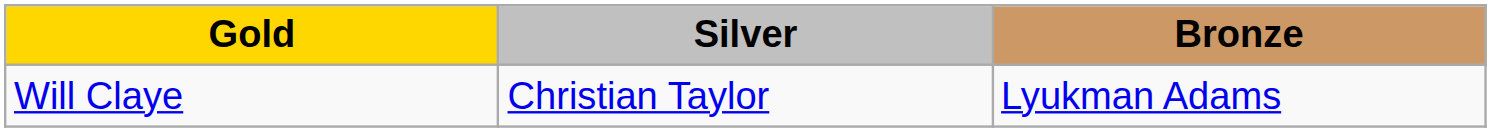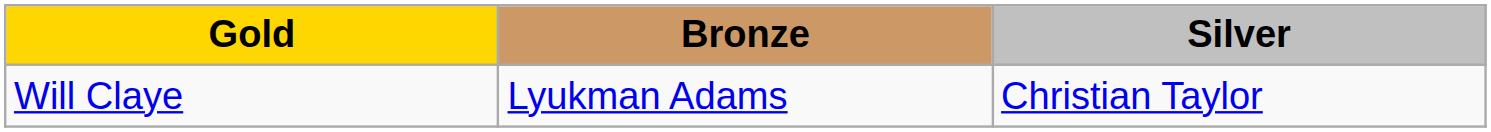columns swapped: (746, 34) <-> (1239, 34)
